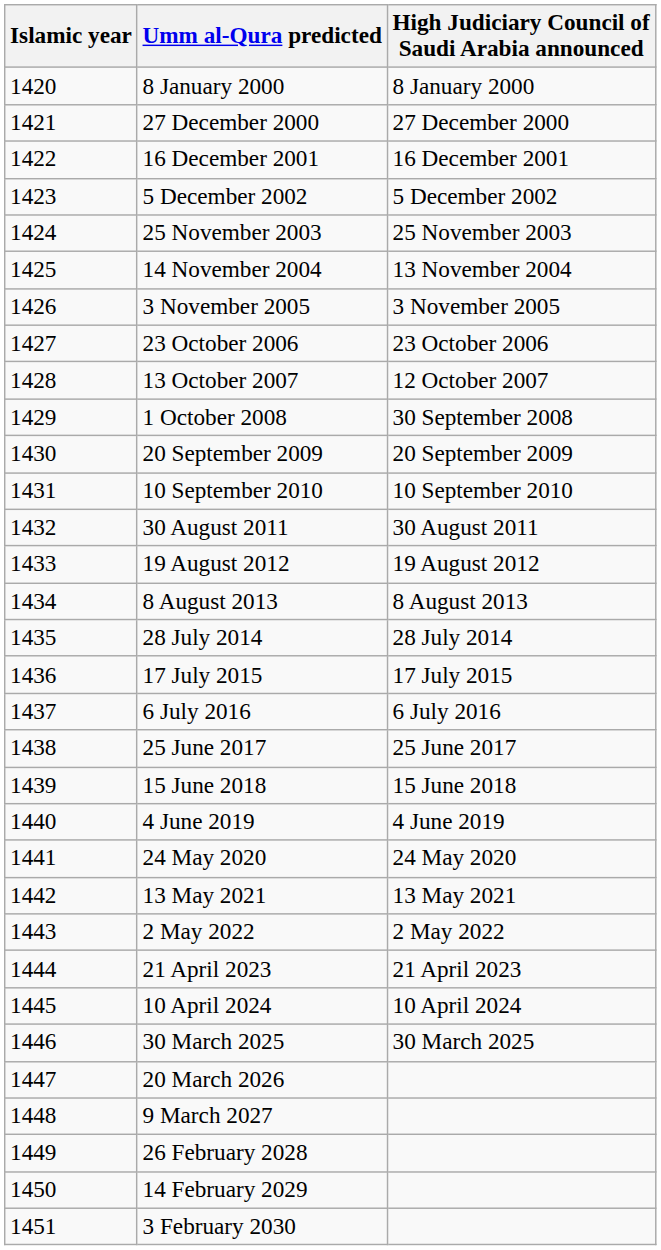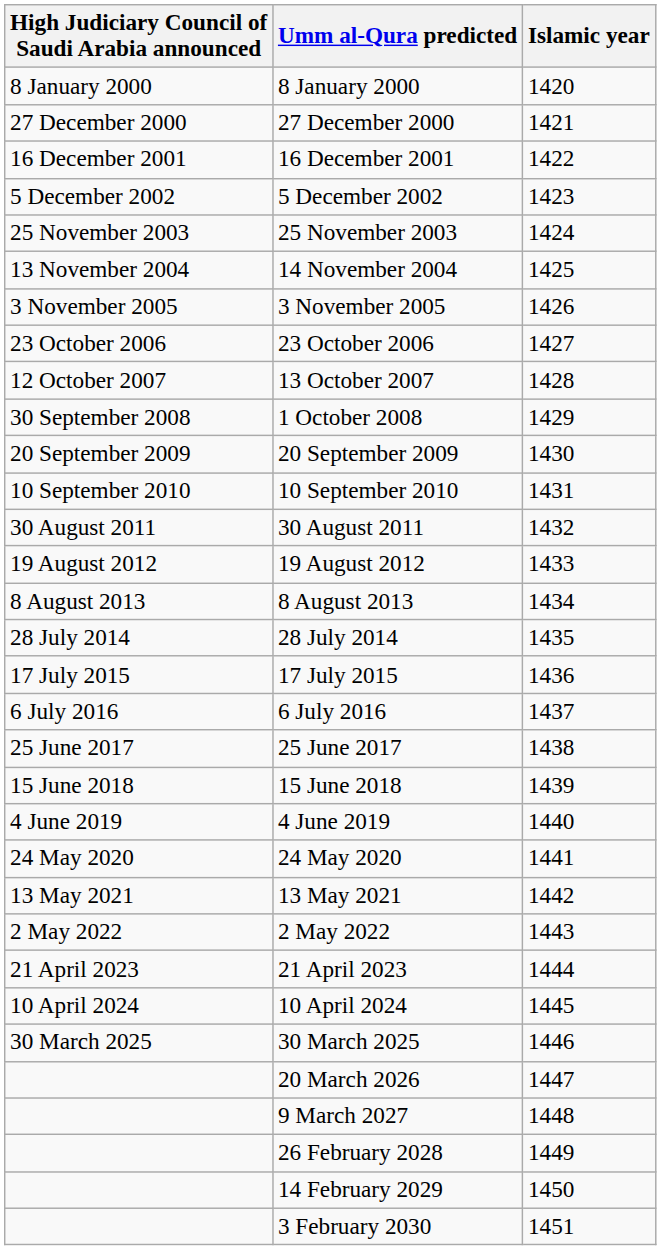columns swapped: (71, 35) <-> (521, 35)
